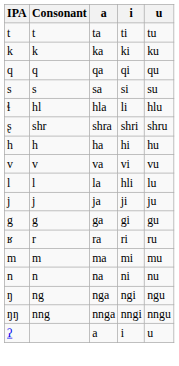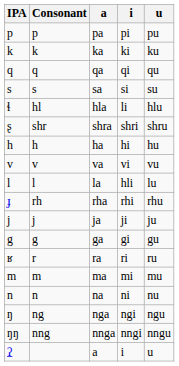+ row: (98, 32)
- row: (96, 32)
+ row: (100, 201)
